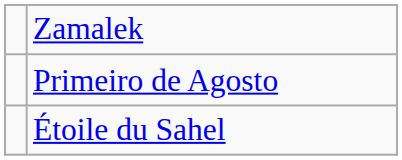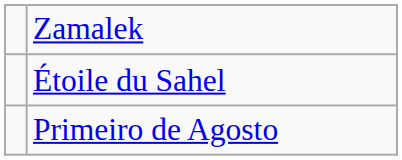rows swapped: (129, 129) <-> (156, 79)
